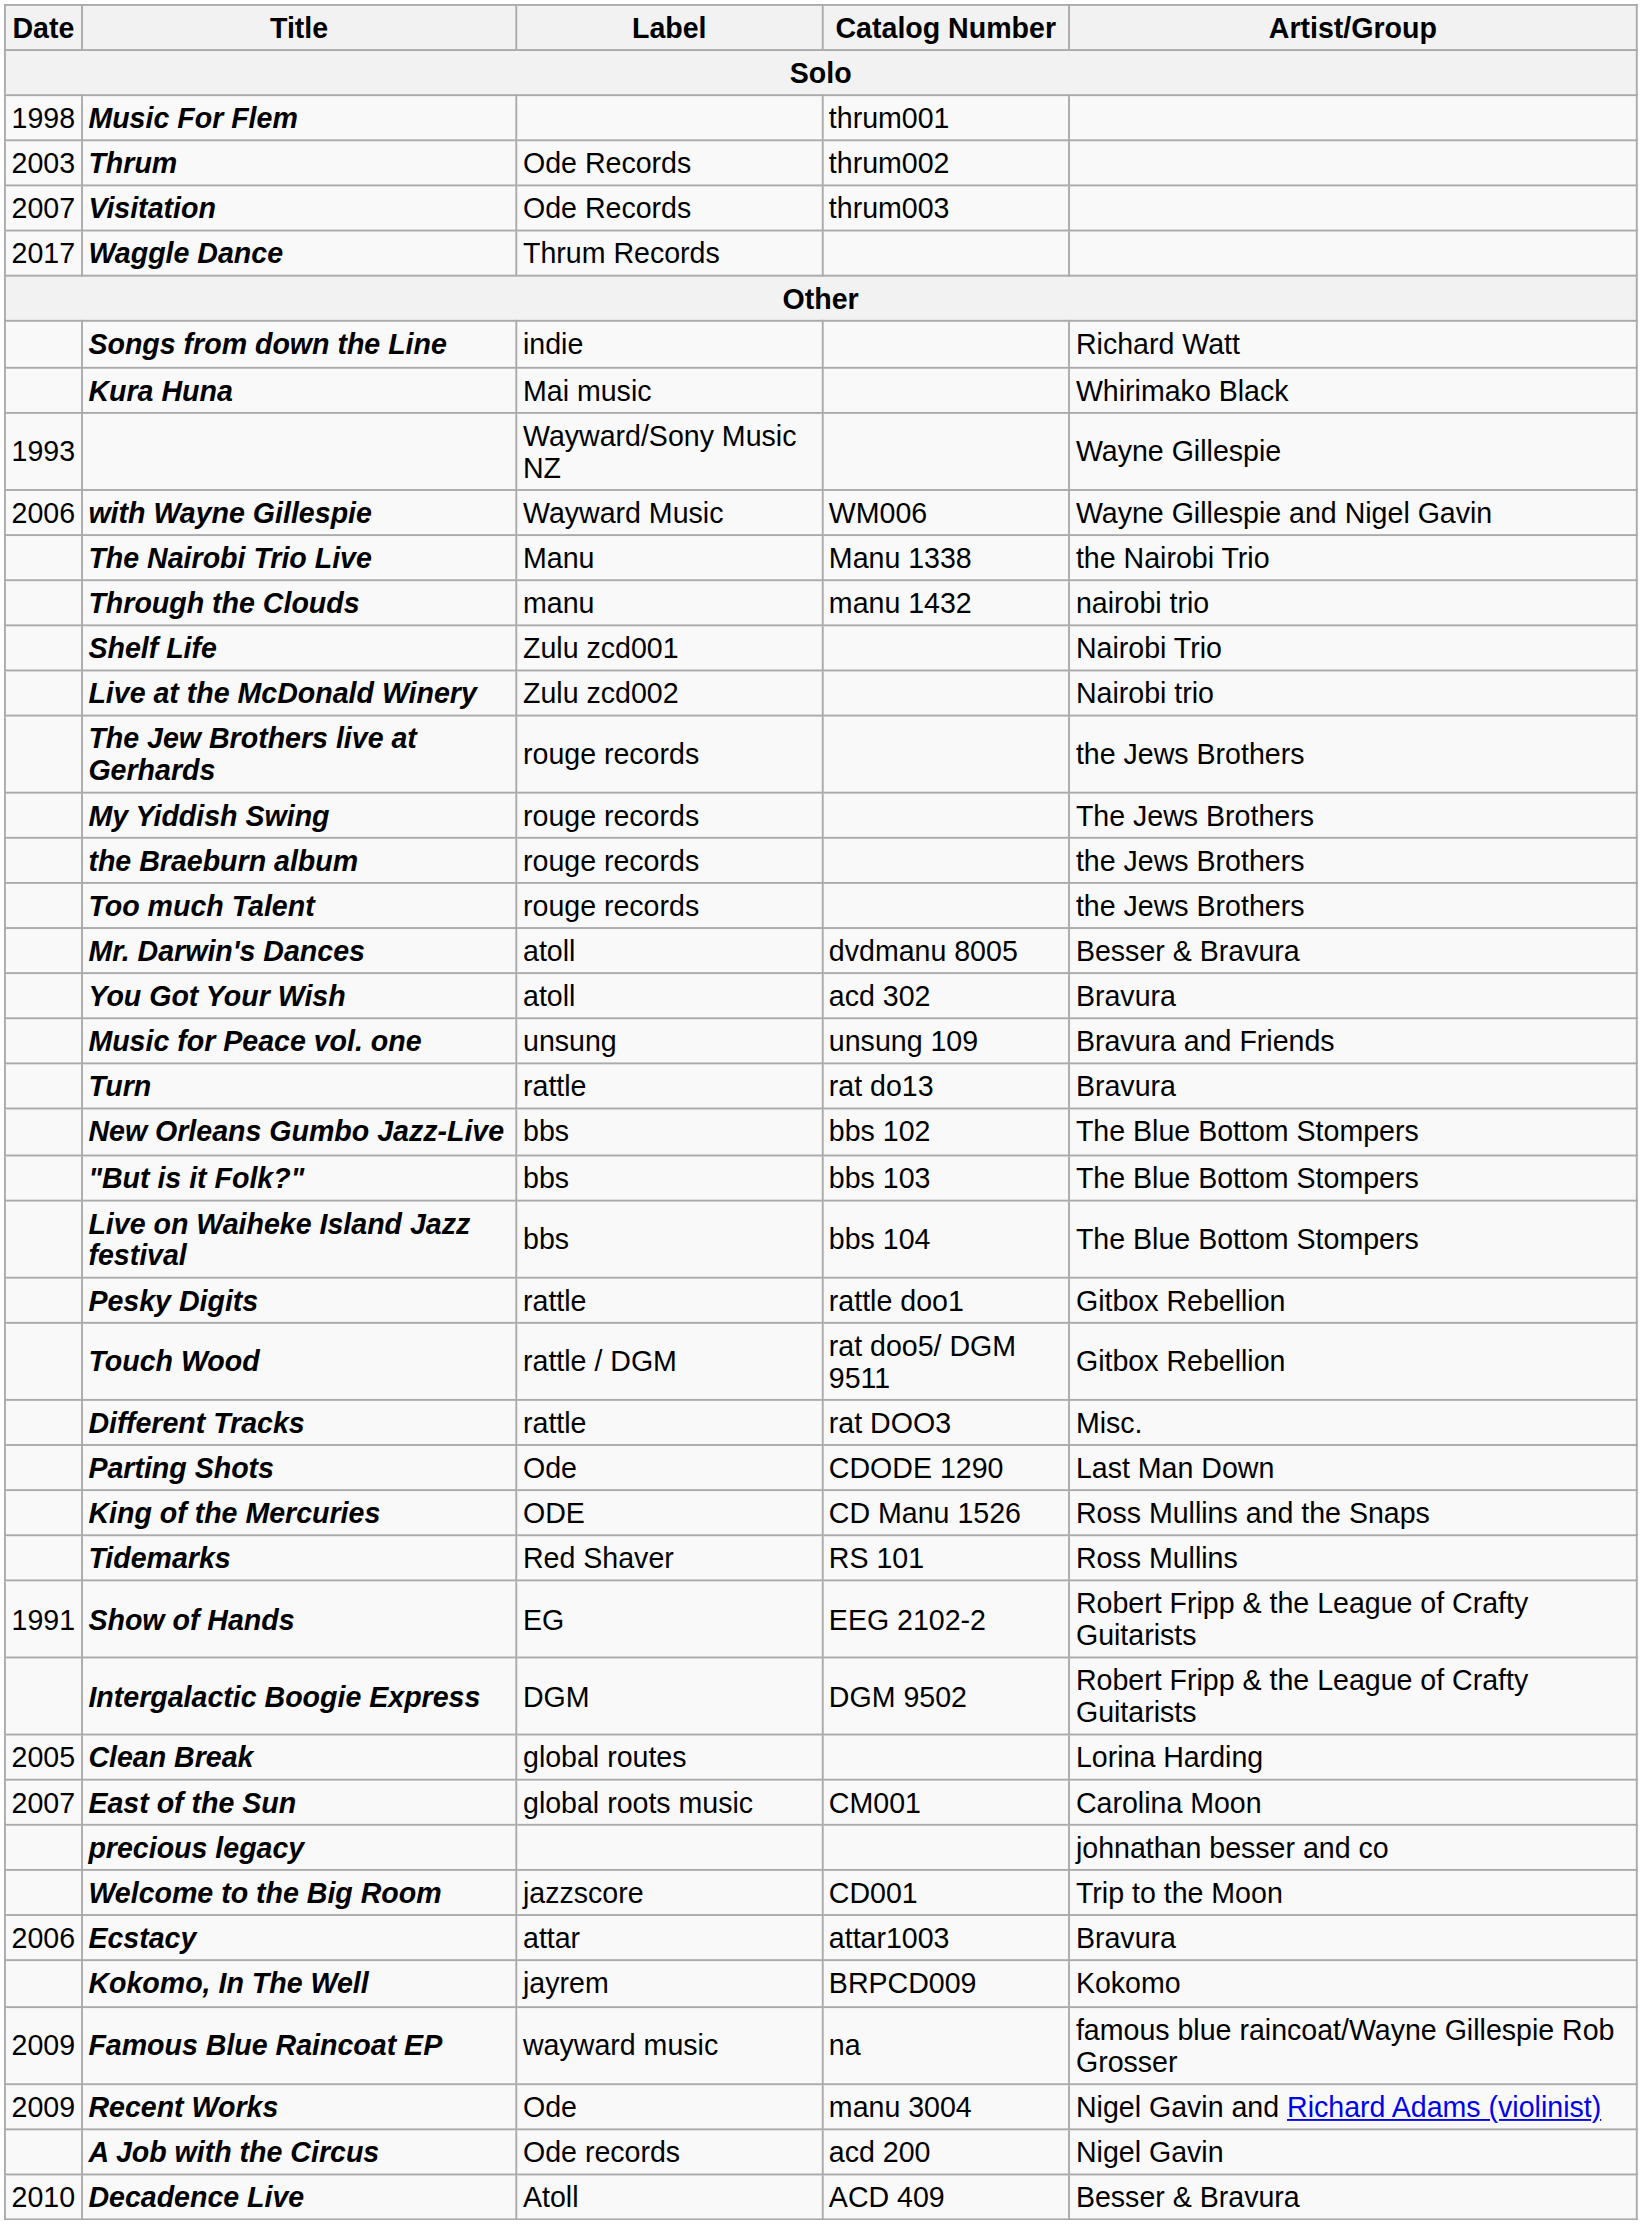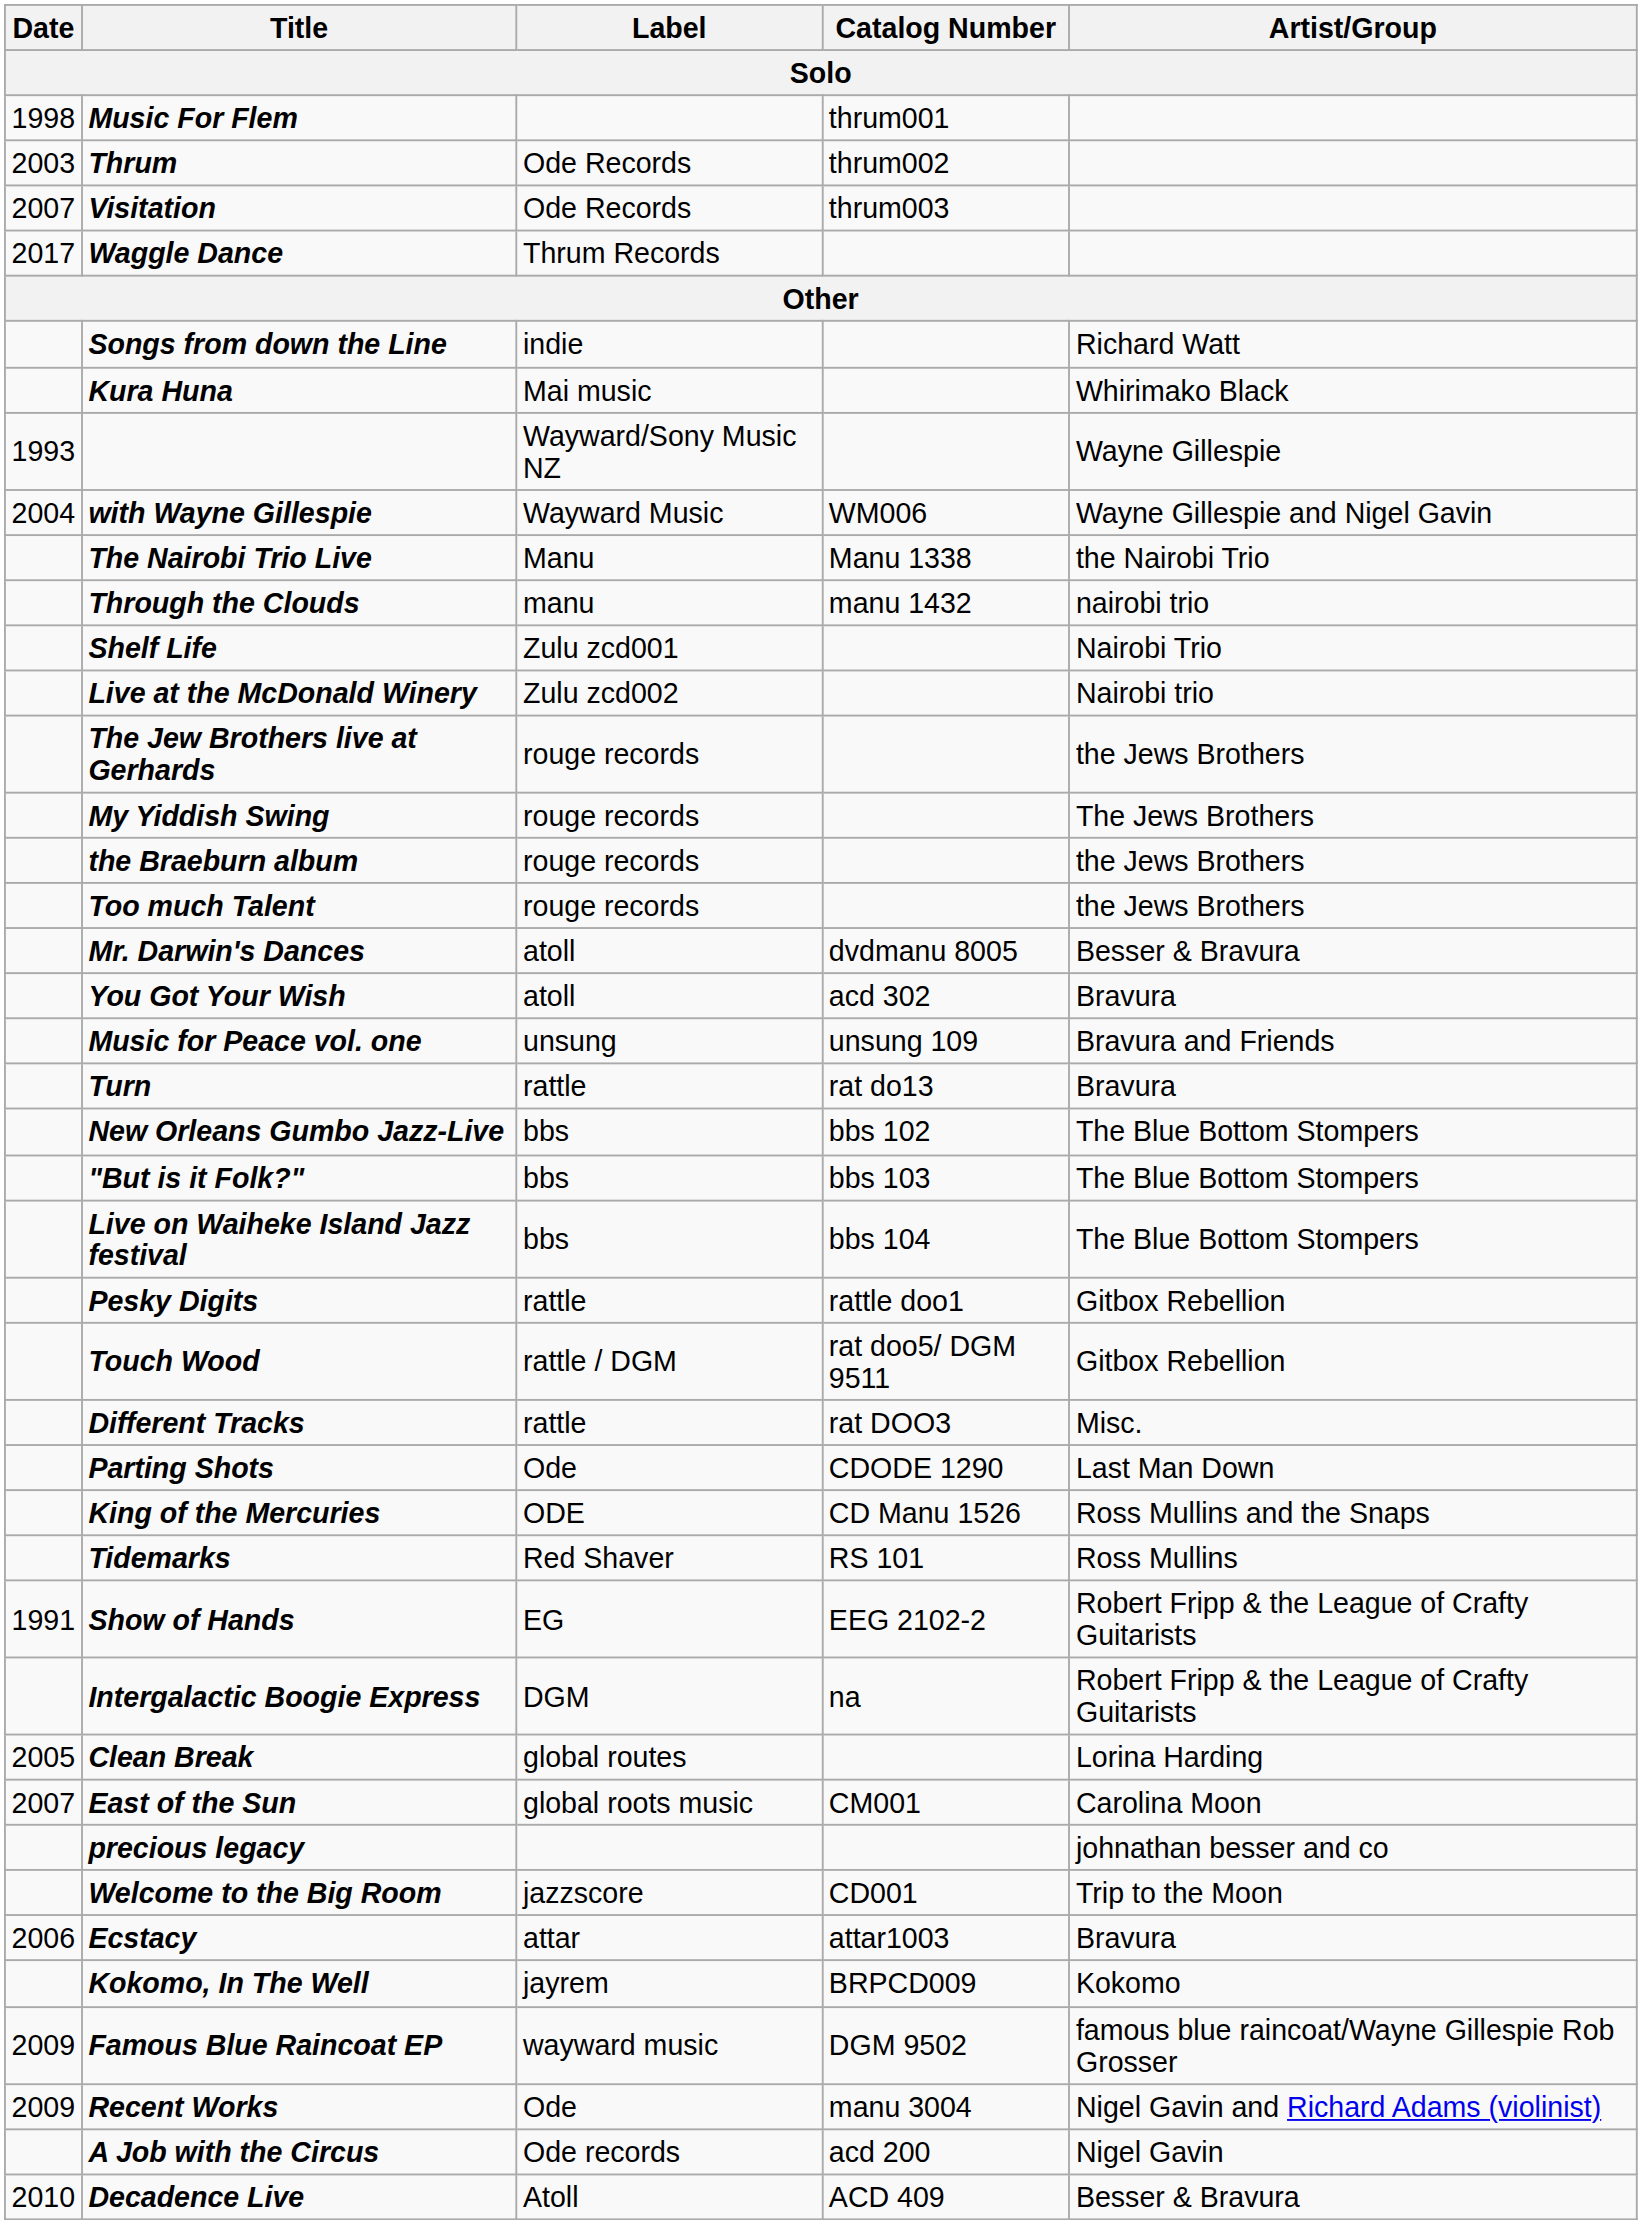(43, 512) 2006 -> (43, 512) 2004
(898, 1696) DGM 9502 -> (845, 1696) na
(845, 2045) na -> (898, 2045) DGM 9502
